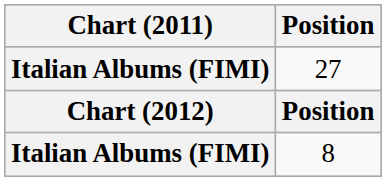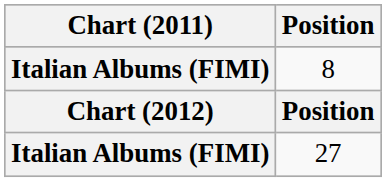rows swapped: (328, 68) <-> (328, 153)
